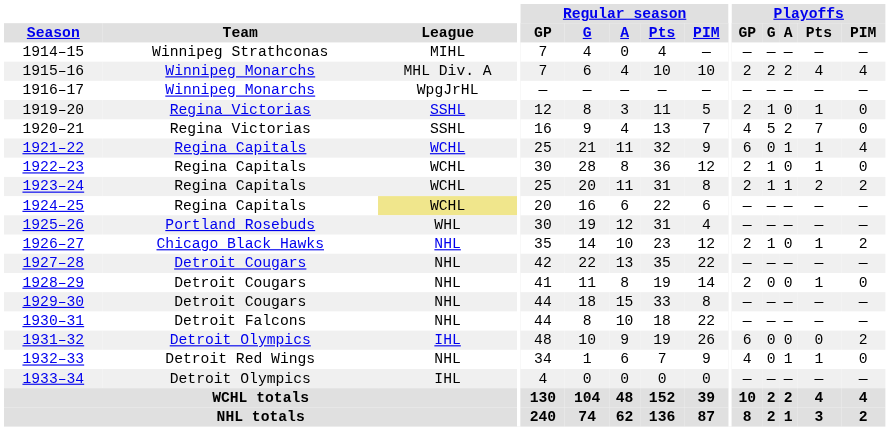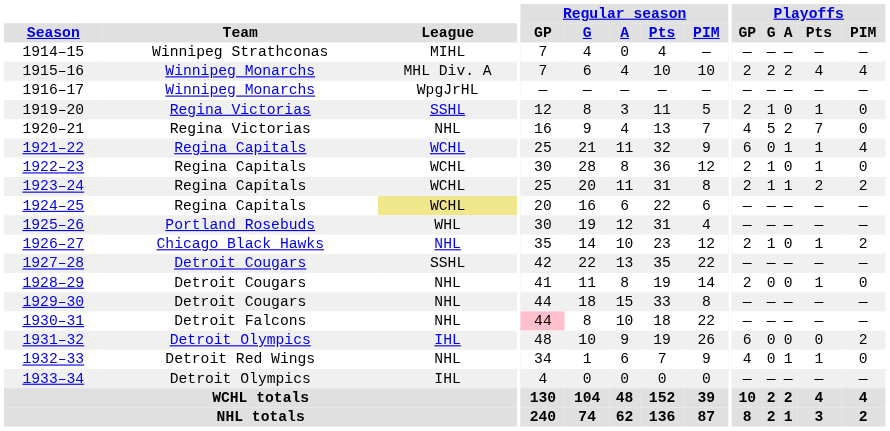(448, 129) SSHL -> (448, 129) NHL
(448, 263) NHL -> (448, 263) SSHL
(543, 321) no background -> (543, 321) pink background
